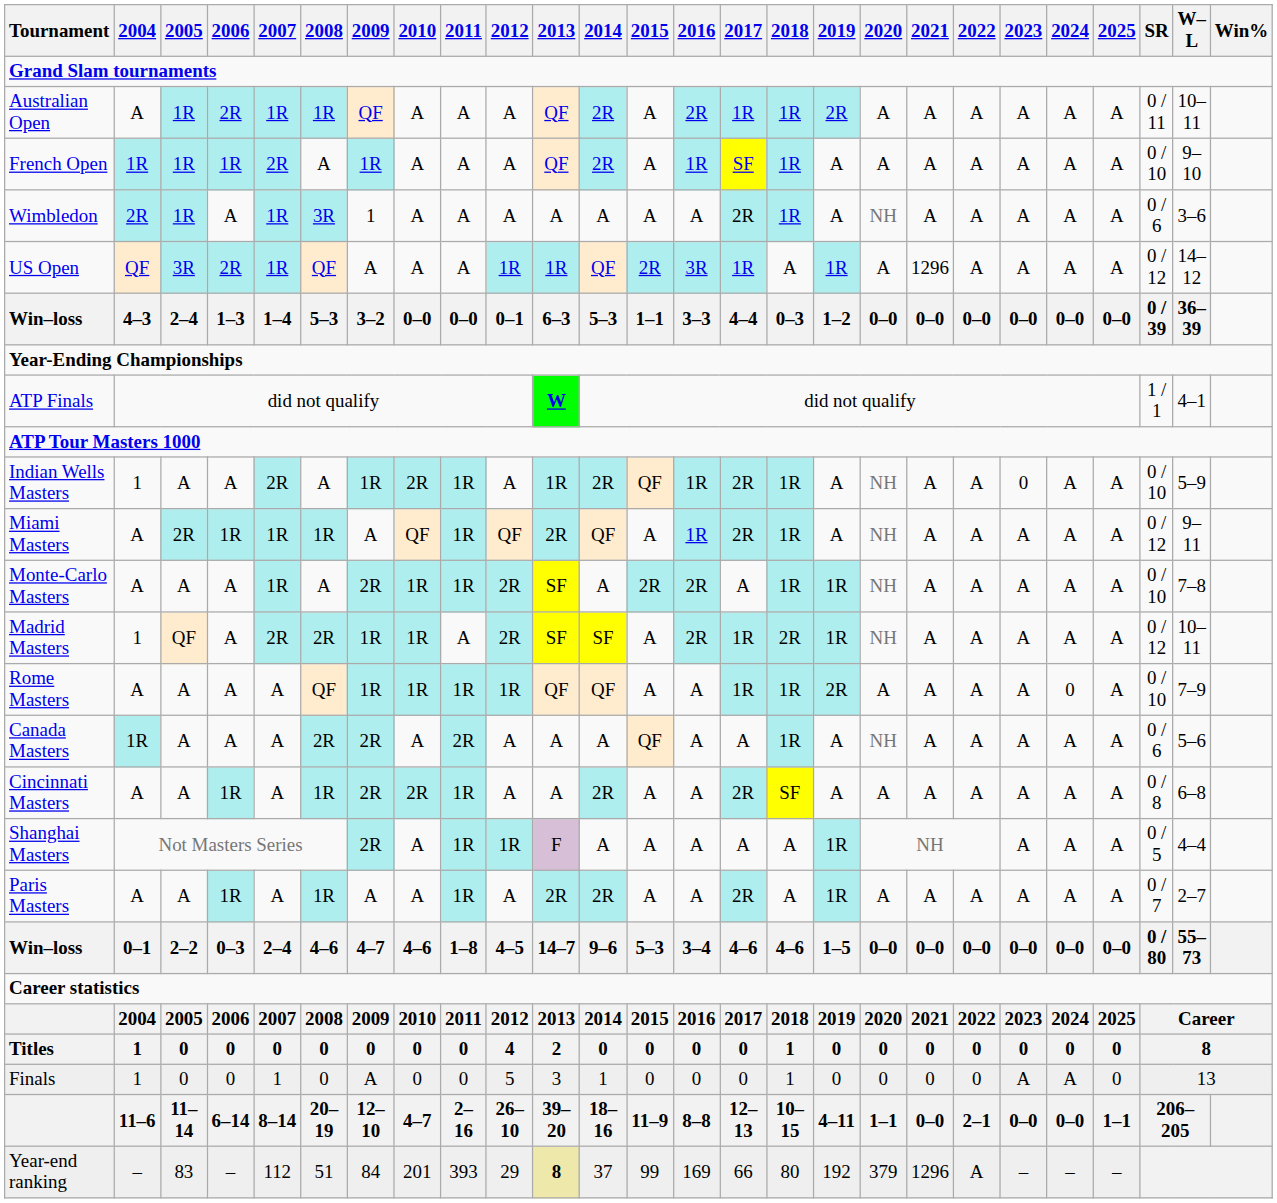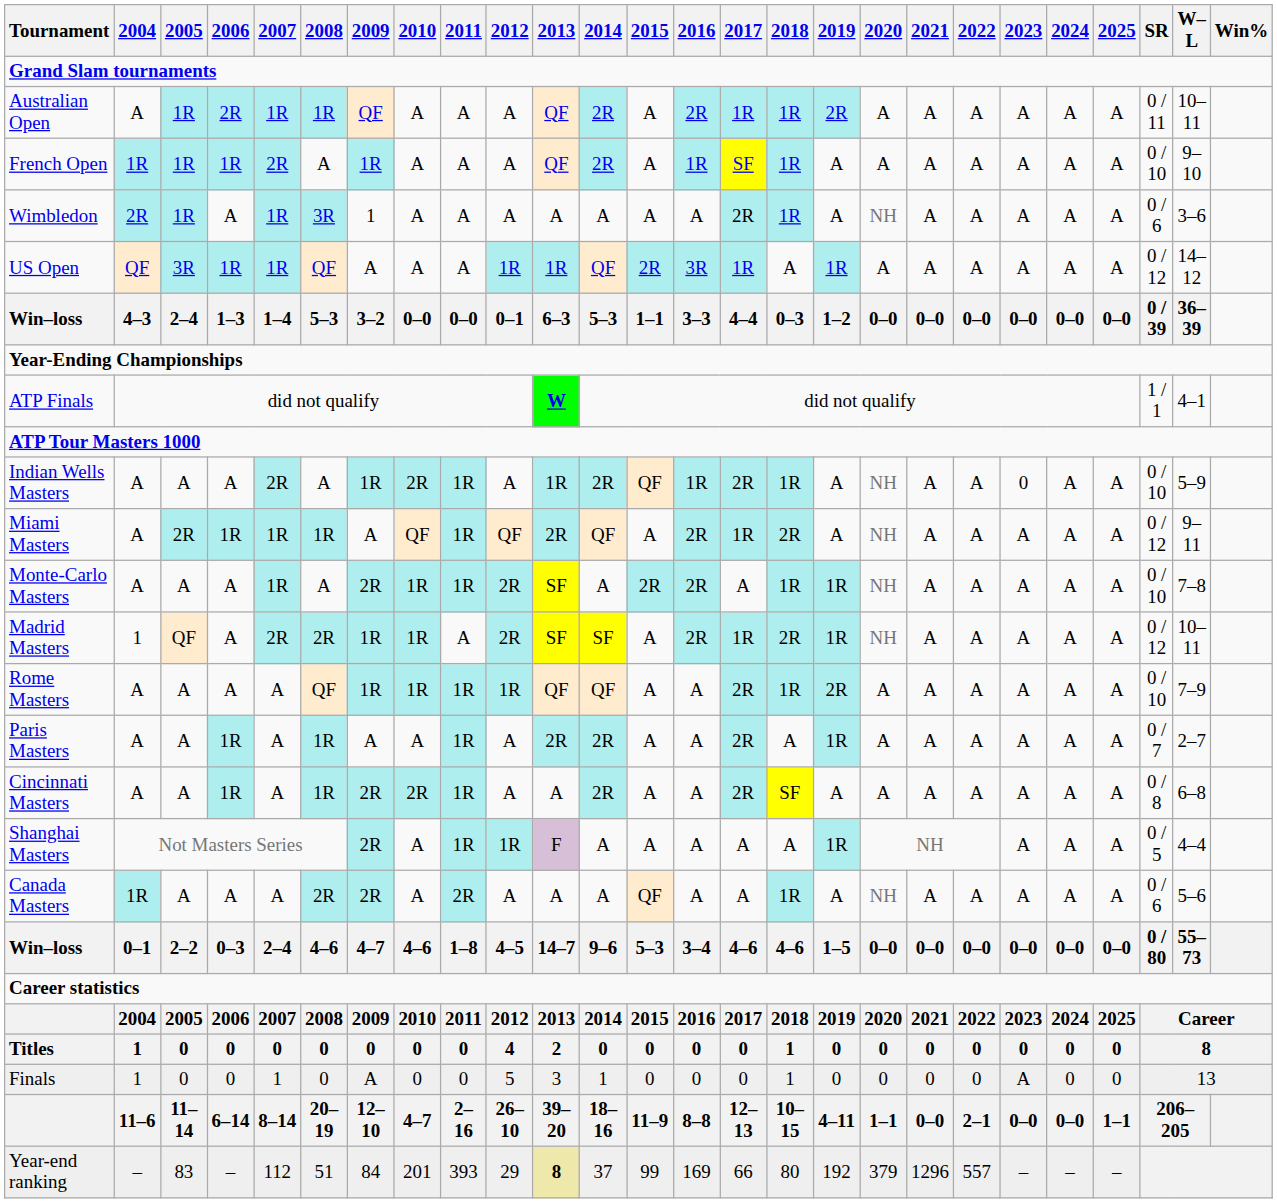(231, 267) 2R -> (231, 267) 1R
(930, 267) 1296 -> (930, 267) A
(137, 482) 1 -> (137, 482) A
(696, 534) 1R -> (696, 534) 2R
(743, 534) 2R -> (743, 534) 1R
(790, 534) 1R -> (790, 534) 2R
(743, 689) 1R -> (743, 689) 2R
(1070, 689) 0 -> (1070, 689) A
rows swapped: (39, 741) <-> (39, 895)
(1070, 1079) A -> (1070, 1079) 0
(977, 1171) A -> (977, 1171) 557
